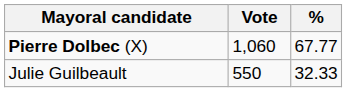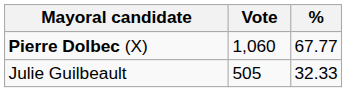(247, 73) 550 -> (247, 73) 505
